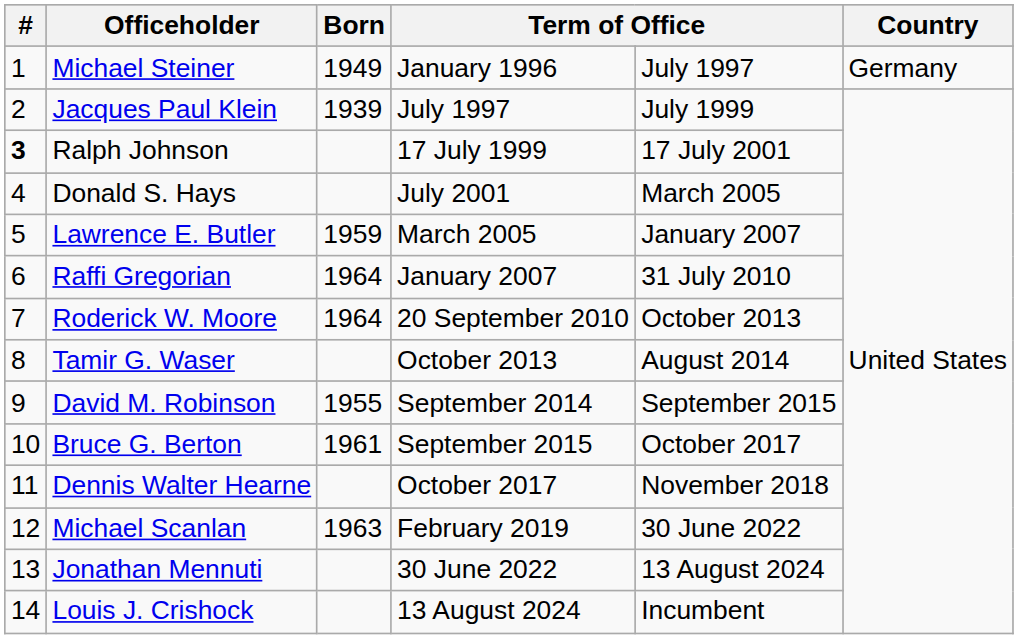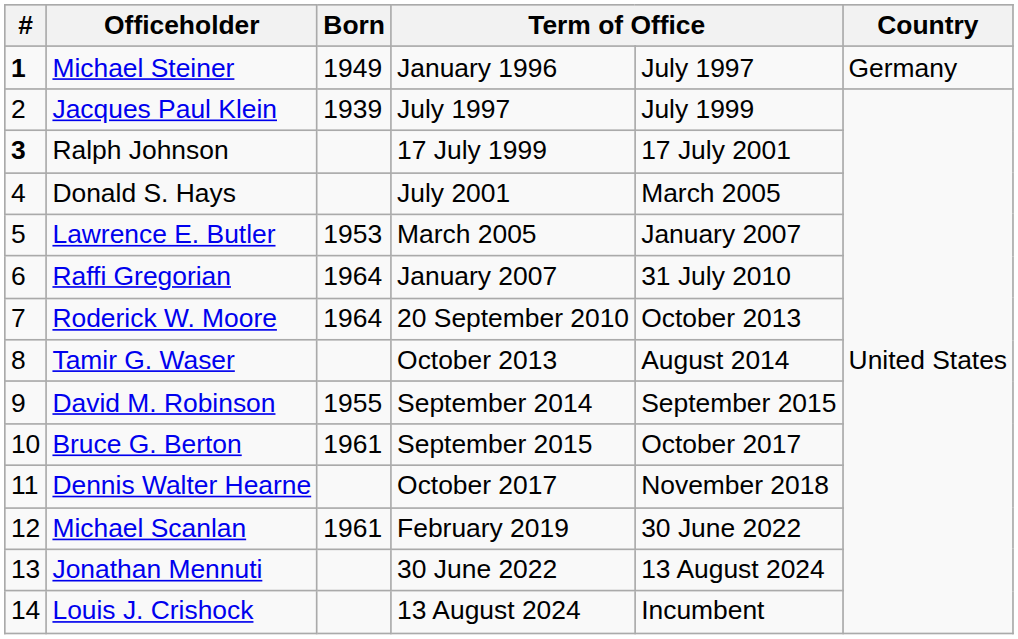(18, 67) normal -> (18, 67) bold
(353, 234) 1959 -> (353, 234) 1953
(353, 527) 1963 -> (353, 527) 1961
